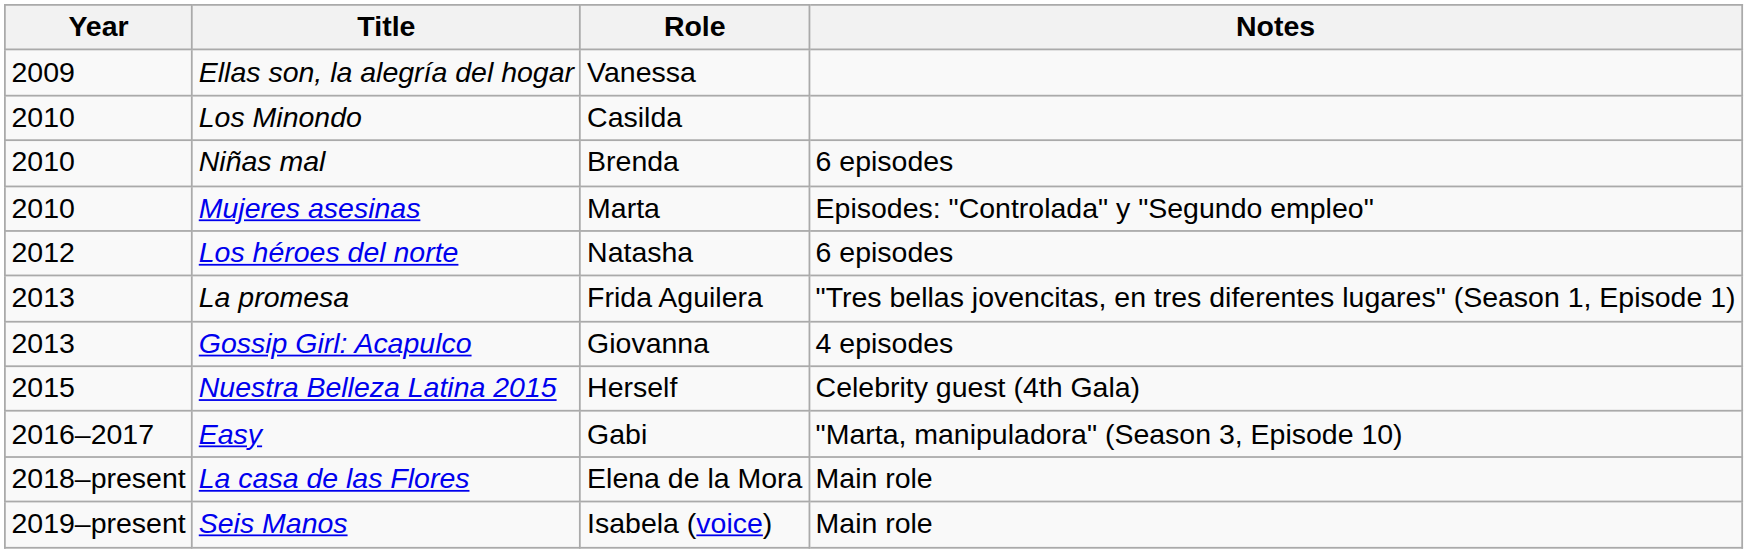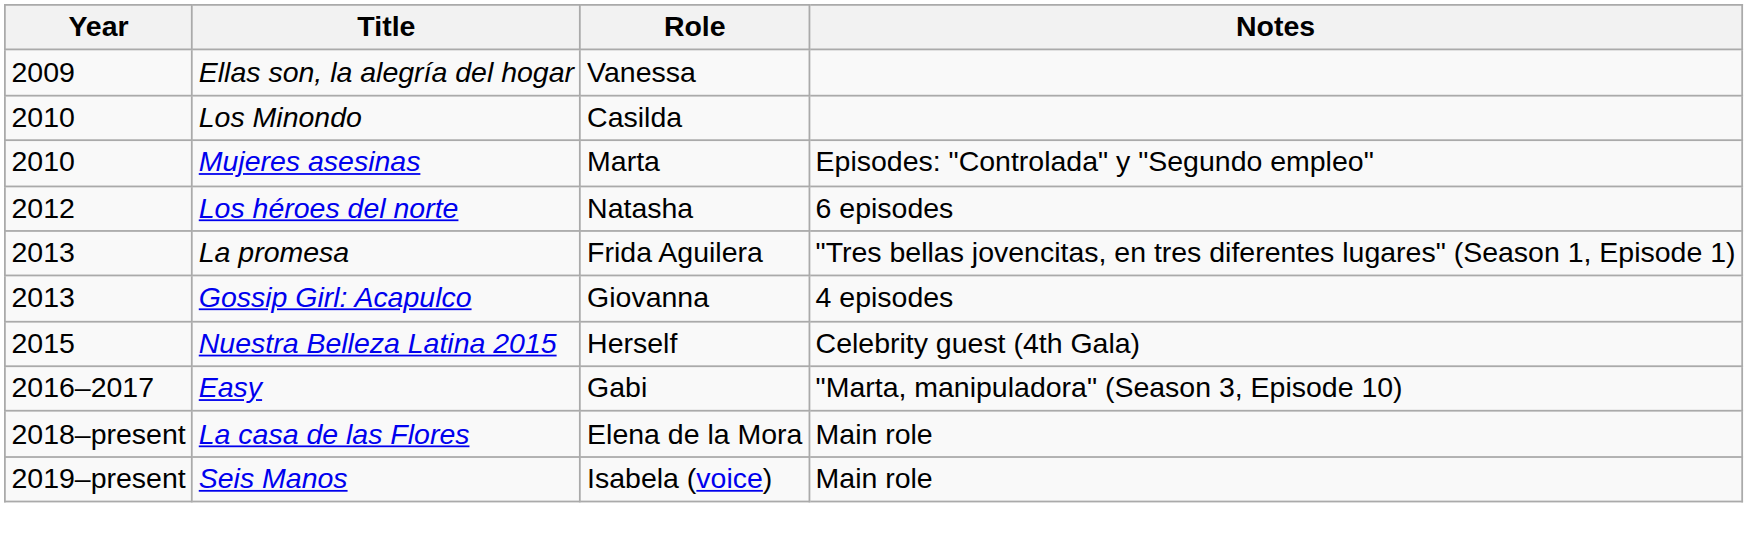- row: (262, 162)
